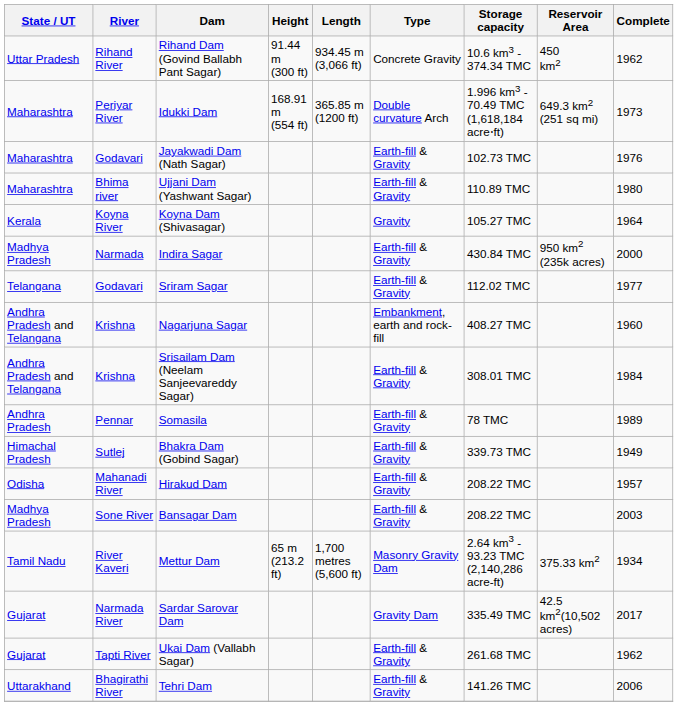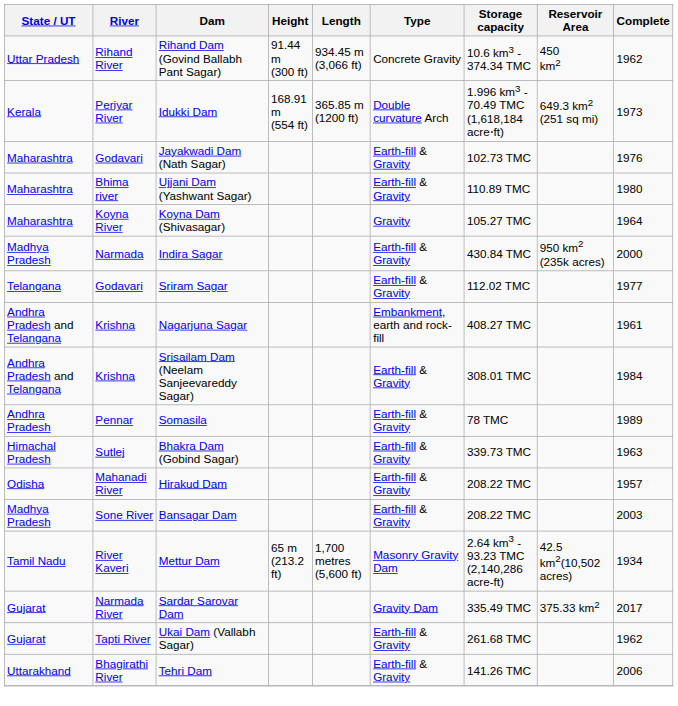(40, 111) Maharashtra -> (24, 111) Kerala
(24, 221) Kerala -> (40, 221) Maharashtra
(630, 325) 1960 -> (630, 325) 1961
(630, 452) 1949 -> (630, 452) 1963
(570, 561) 375.33 km2 -> (570, 561) 42.5 km2(10,502 acres)
(570, 615) 42.5 km2(10,502 acres) -> (570, 607) 375.33 km2
